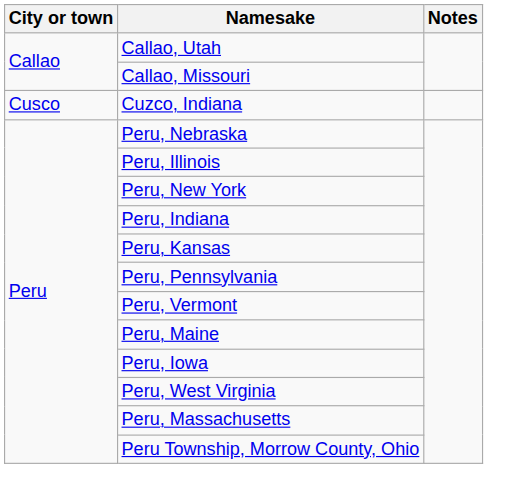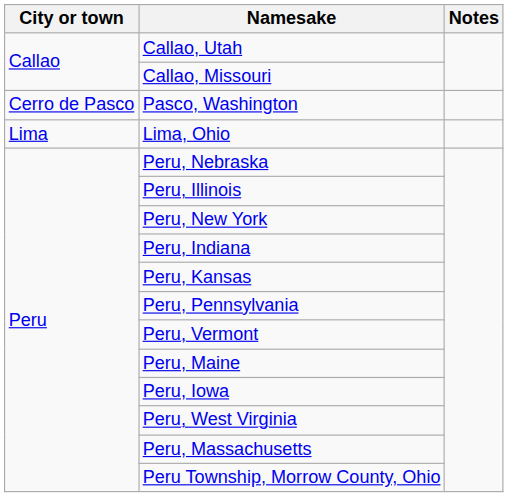+ row: (220, 104)
- row: (182, 104)
+ row: (186, 133)
